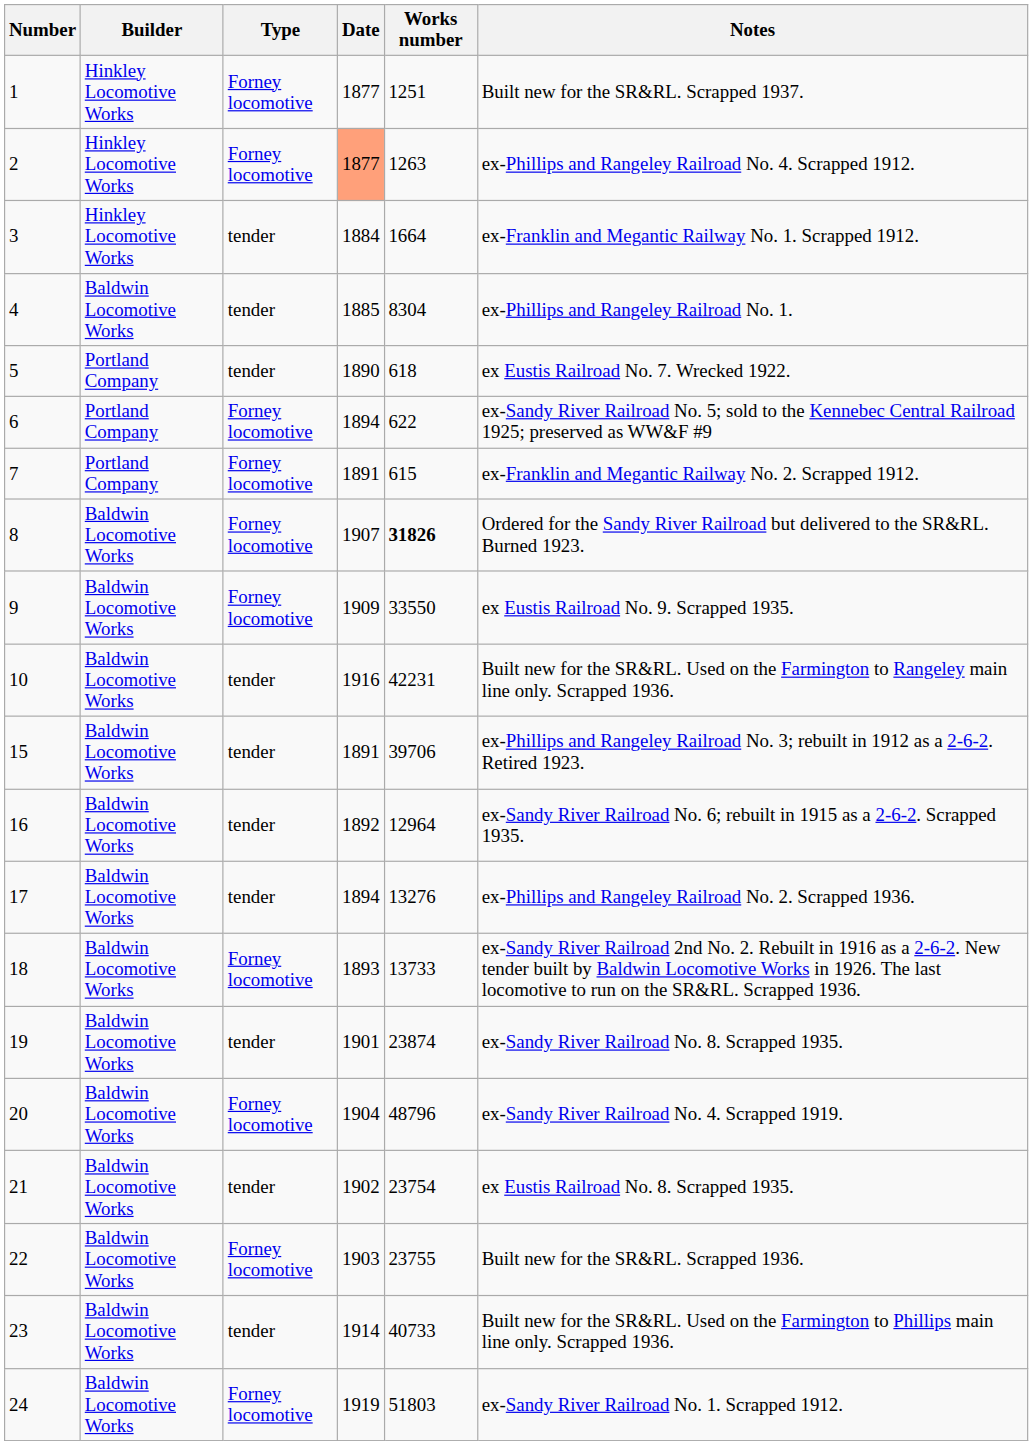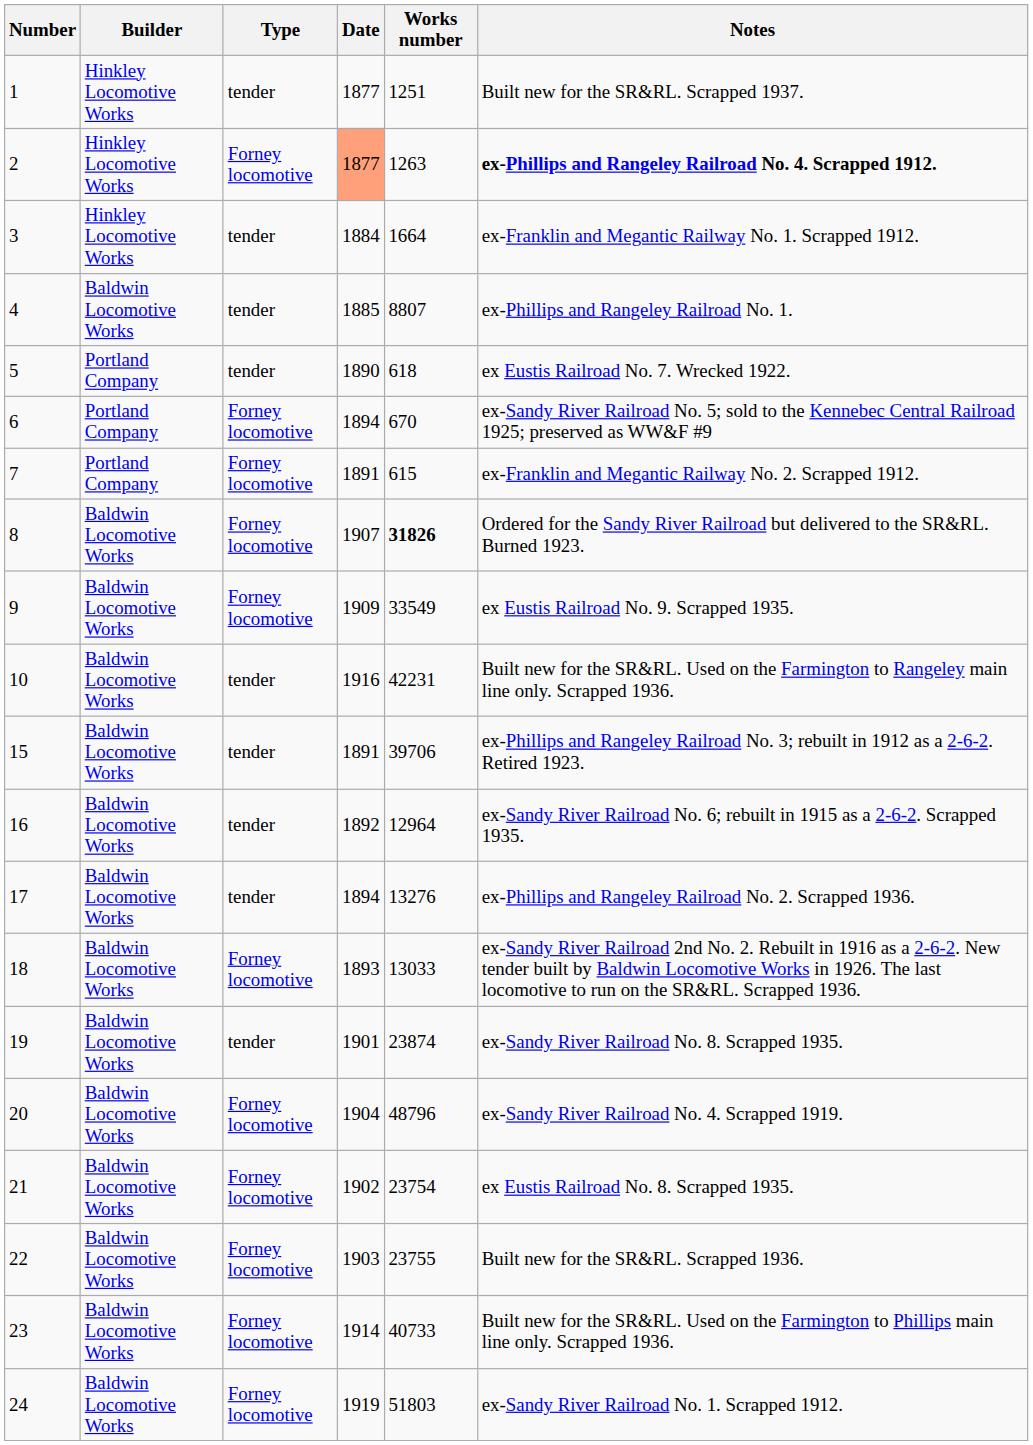(270, 91) Forney locomotive -> (251, 91) tender
(698, 164) normal -> (709, 164) bold
(407, 309) 8304 -> (407, 309) 8807
(403, 422) 622 -> (403, 422) 670
(412, 607) 33550 -> (412, 607) 33549
(412, 969) 13733 -> (412, 969) 13033
(251, 1186) tender -> (270, 1186) Forney locomotive
(251, 1331) tender -> (270, 1331) Forney locomotive
